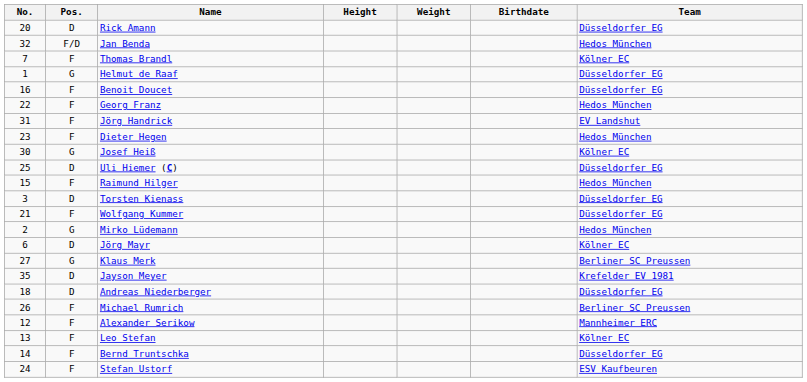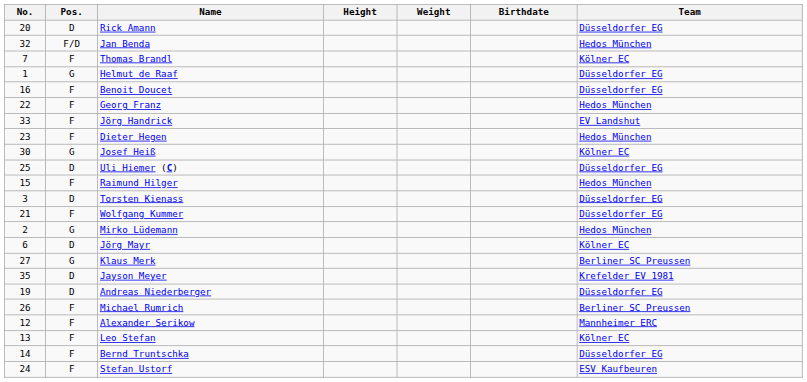(25, 121) 31 -> (25, 121) 33
(25, 291) 18 -> (25, 291) 19
